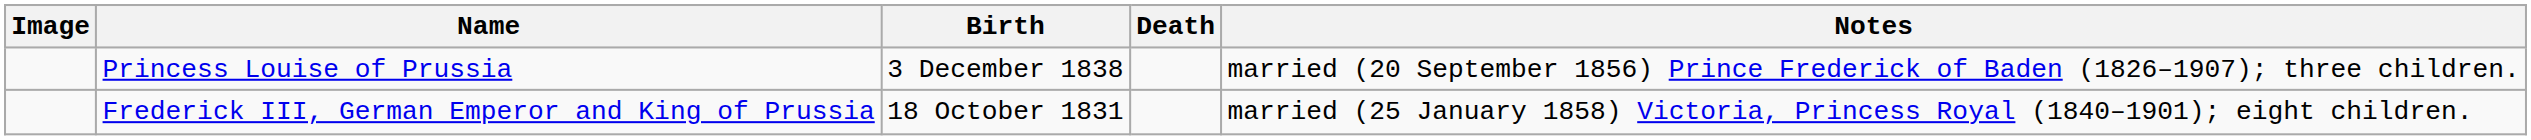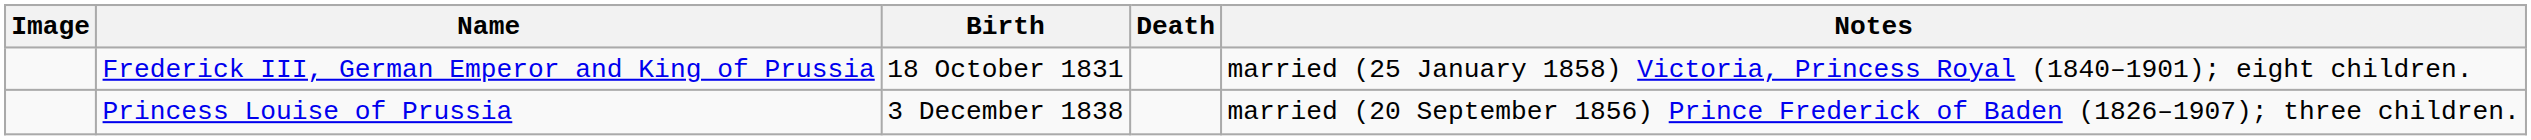rows swapped: (489, 112) <-> (307, 69)
